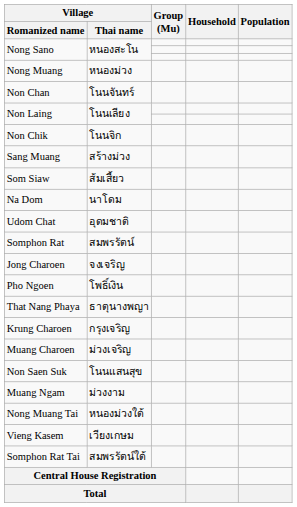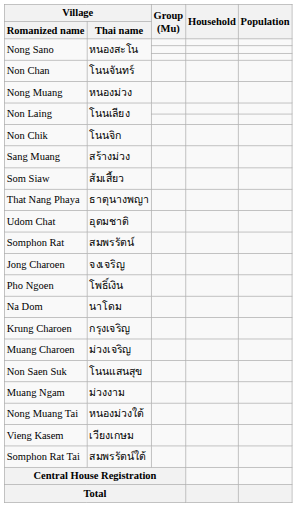rows swapped: (35, 71) <-> (28, 92)
rows swapped: (25, 200) <-> (43, 307)
